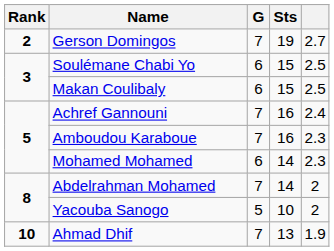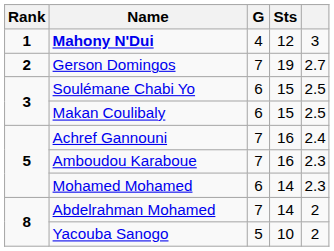+ row: (103, 41)
- row: (92, 234)
